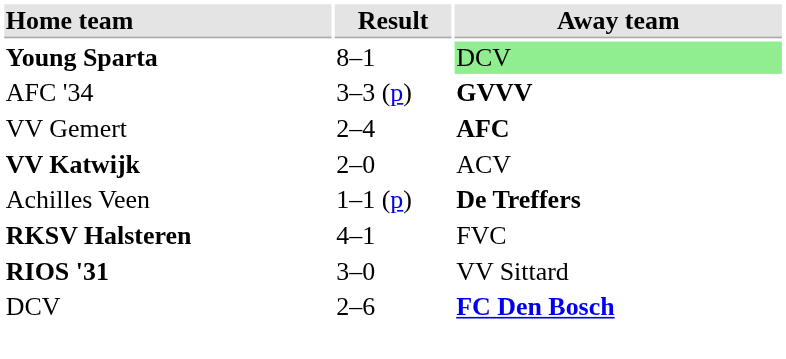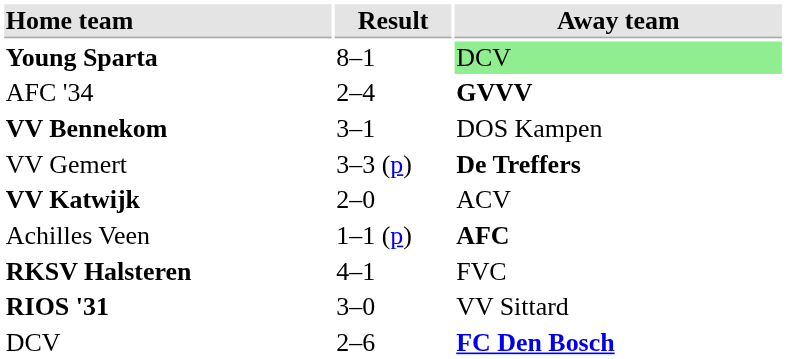(374, 93) 3–3 (p) -> (356, 93) 2–4
+ row: (87, 128)
(356, 128) 2–4 -> (374, 164) 3–3 (p)
(483, 128) AFC -> (518, 164) De Treffers
(518, 199) De Treffers -> (483, 235) AFC
